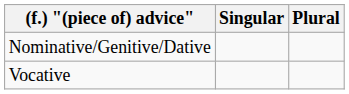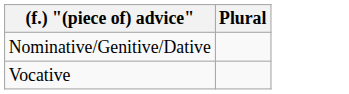- column: (252, 18)
